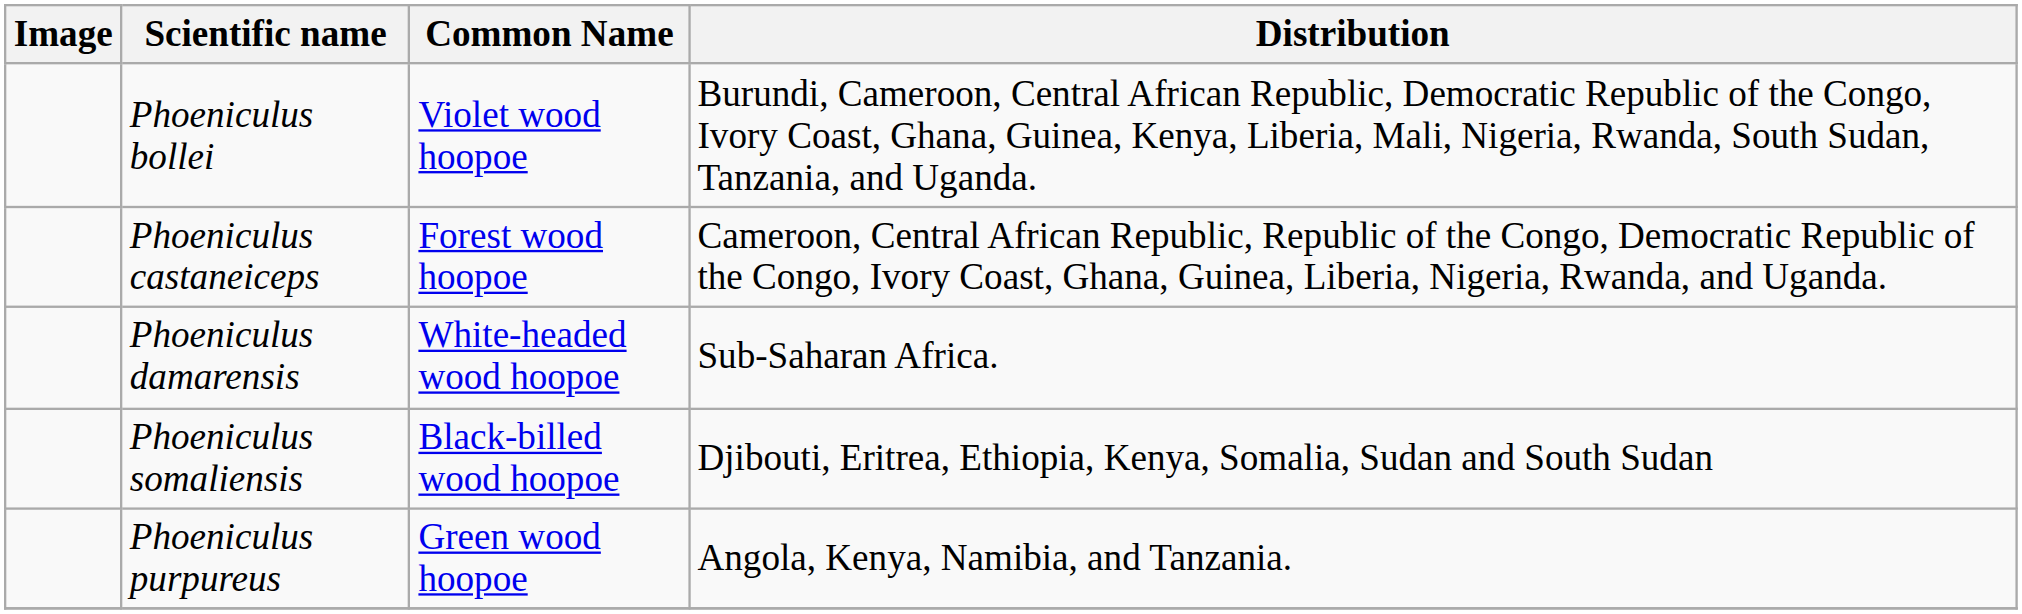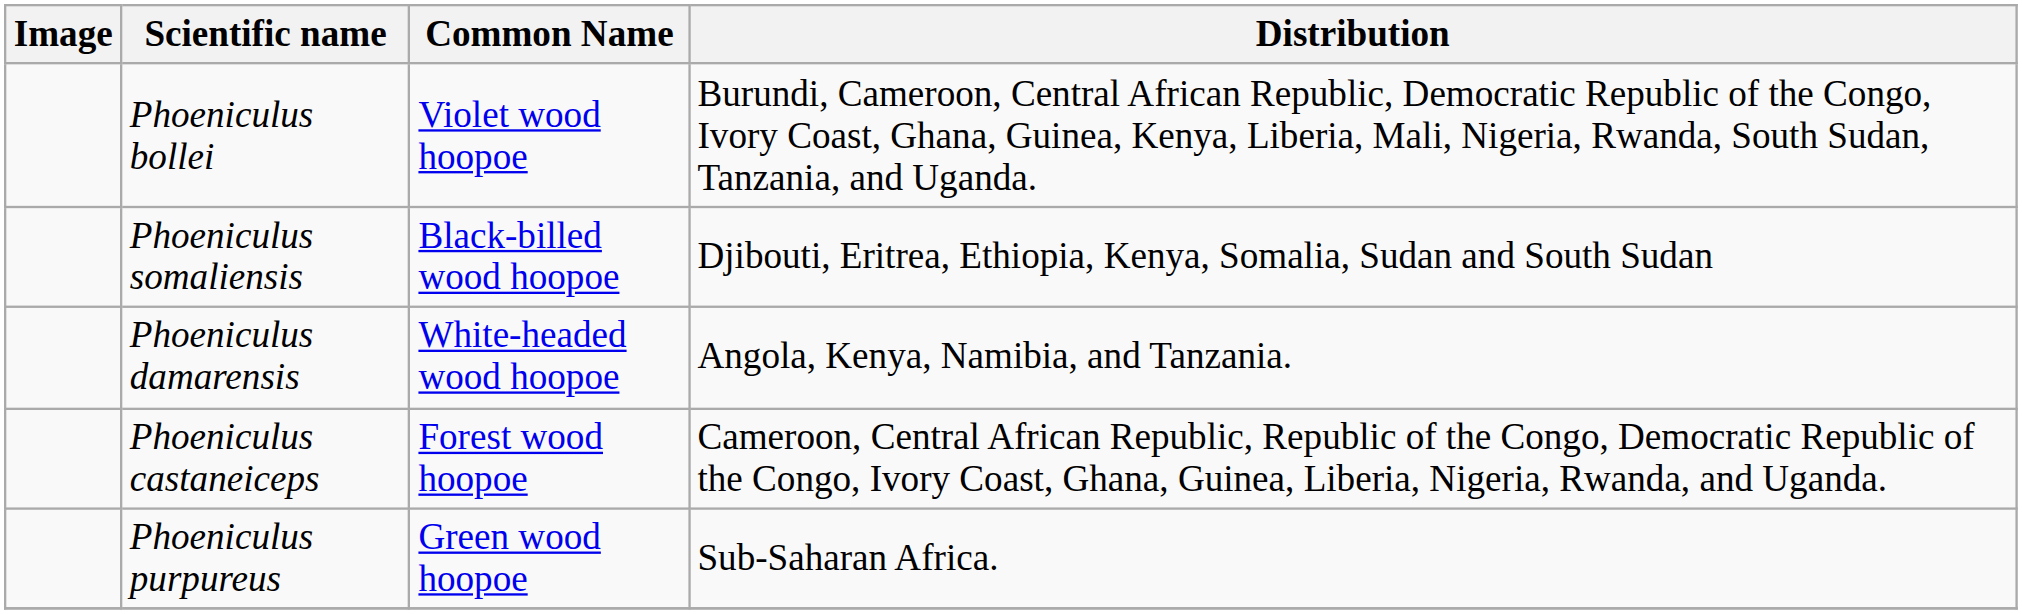rows swapped: (225, 256) <-> (222, 457)
(848, 356) Sub-Saharan Africa. -> (995, 356) Angola, Kenya, Namibia, and Tanzania.
(995, 557) Angola, Kenya, Namibia, and Tanzania. -> (848, 557) Sub-Saharan Africa.
